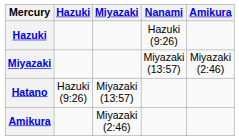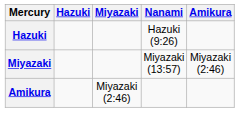- row: (30, 92)
